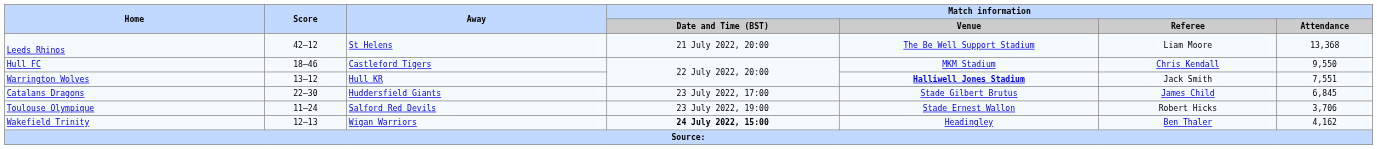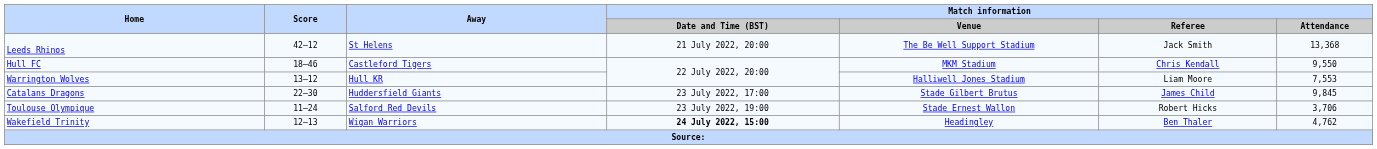(1188, 45) Liam Moore -> (1188, 45) Jack Smith
(969, 79) bold -> (969, 79) normal
(1188, 79) Jack Smith -> (1188, 79) Liam Moore
(1325, 79) 7,551 -> (1325, 79) 7,553
(1325, 94) 6,845 -> (1325, 94) 9,845
(1325, 123) 4,162 -> (1325, 123) 4,762
